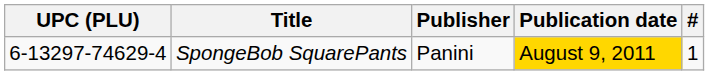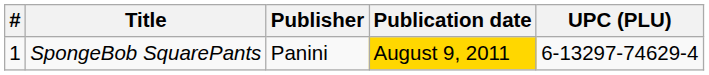columns swapped: (693, 20) <-> (88, 20)
